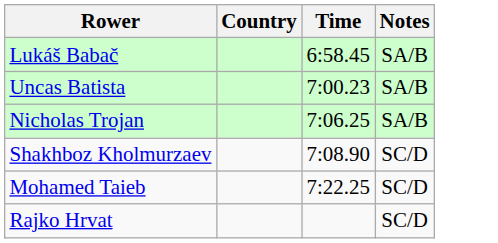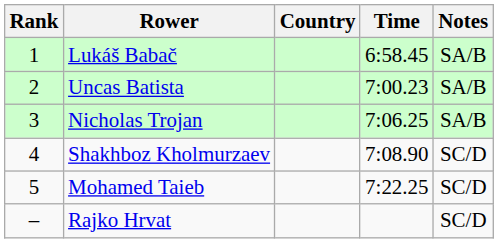+ column: (34, 21)
